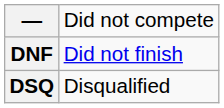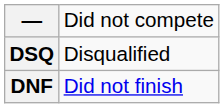rows swapped: (32, 53) <-> (32, 86)
